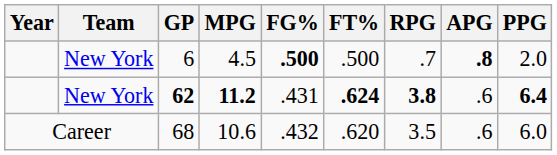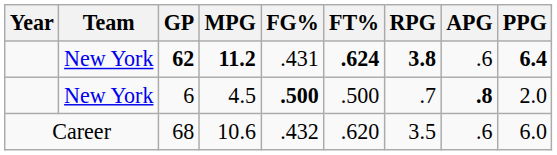rows swapped: (183, 95) <-> (189, 59)
